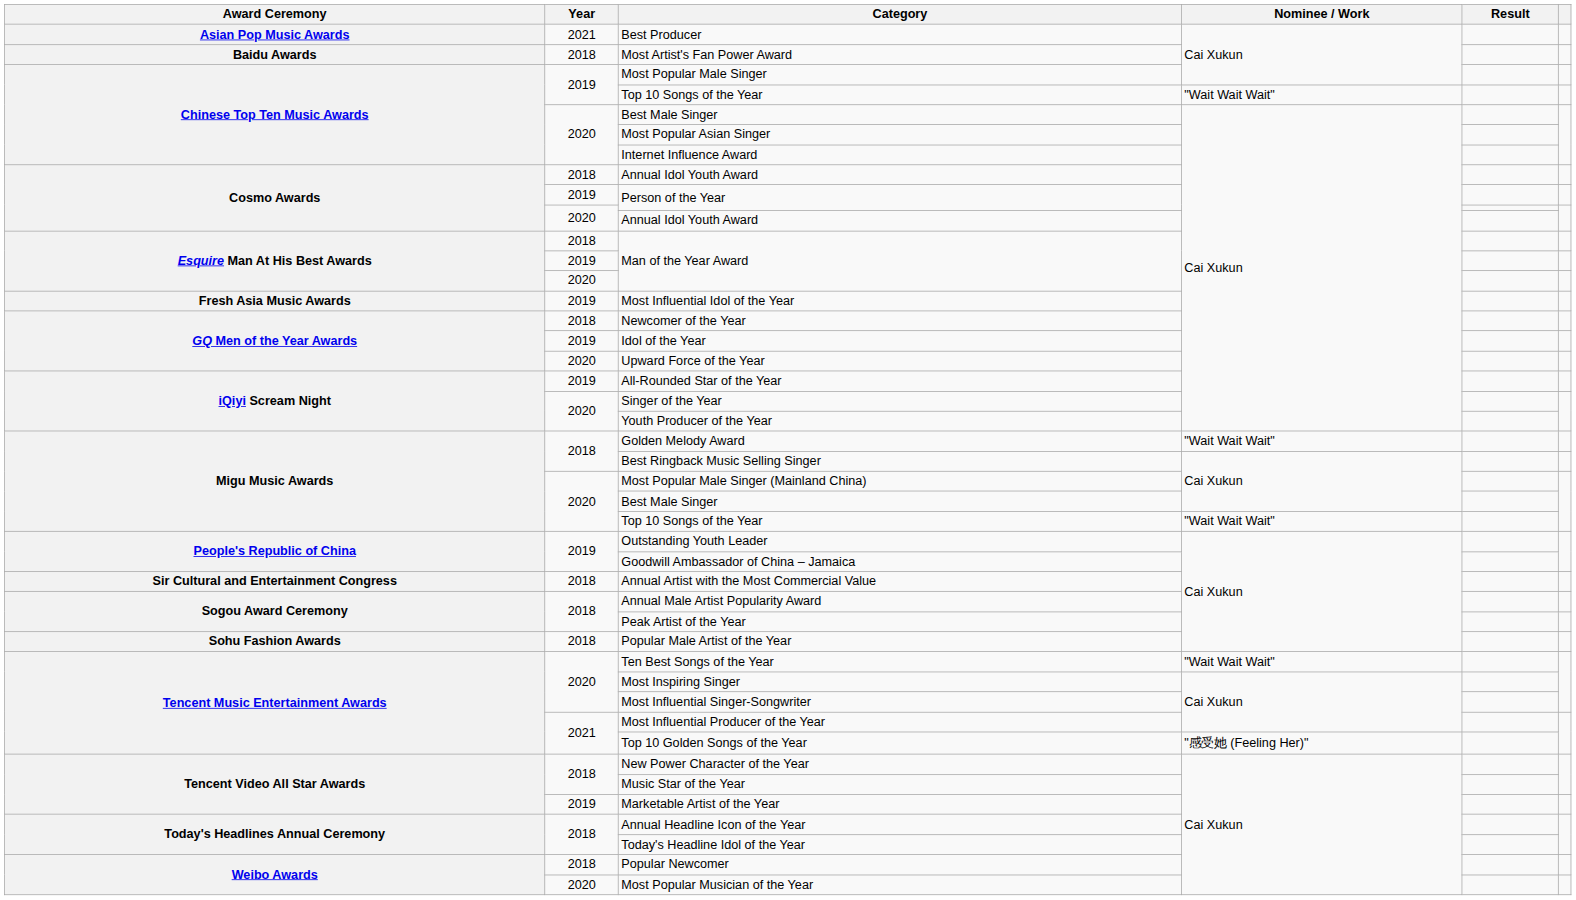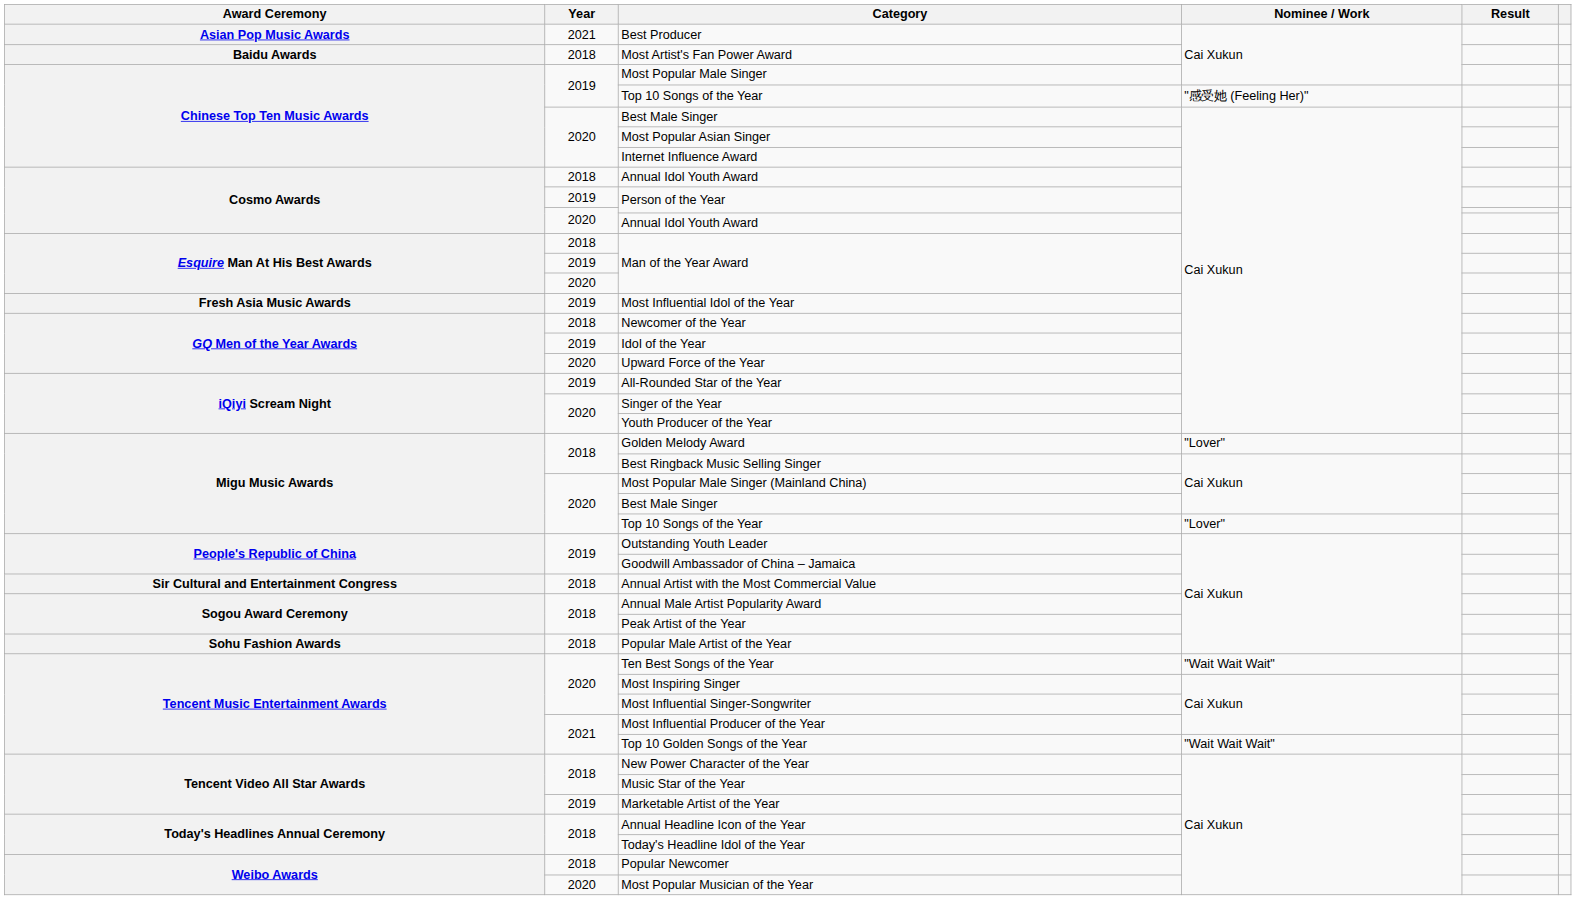(1230, 94) "Wait Wait Wait" -> (1246, 95) "感受她 (Feeling Her)"
(1230, 441) "Wait Wait Wait" -> (1205, 443) "Lover"
(1230, 521) "Wait Wait Wait" -> (1205, 523) "Lover"
(1246, 742) "感受她 (Feeling Her)" -> (1230, 744) "Wait Wait Wait"
